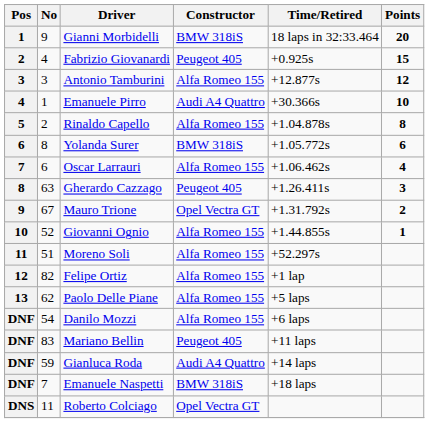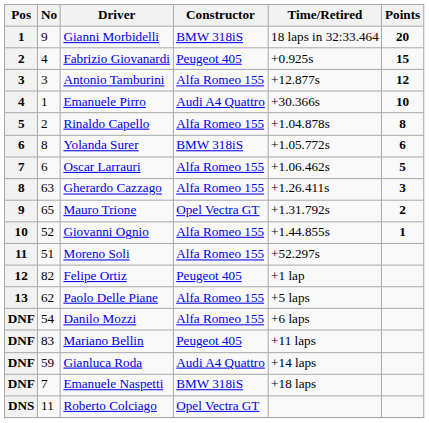(403, 167) 4 -> (403, 167) 5
(209, 188) Peugeot 405 -> (220, 188) Alfa Romeo 155
(48, 210) 67 -> (48, 210) 65
(220, 275) Alfa Romeo 155 -> (209, 275) Peugeot 405
